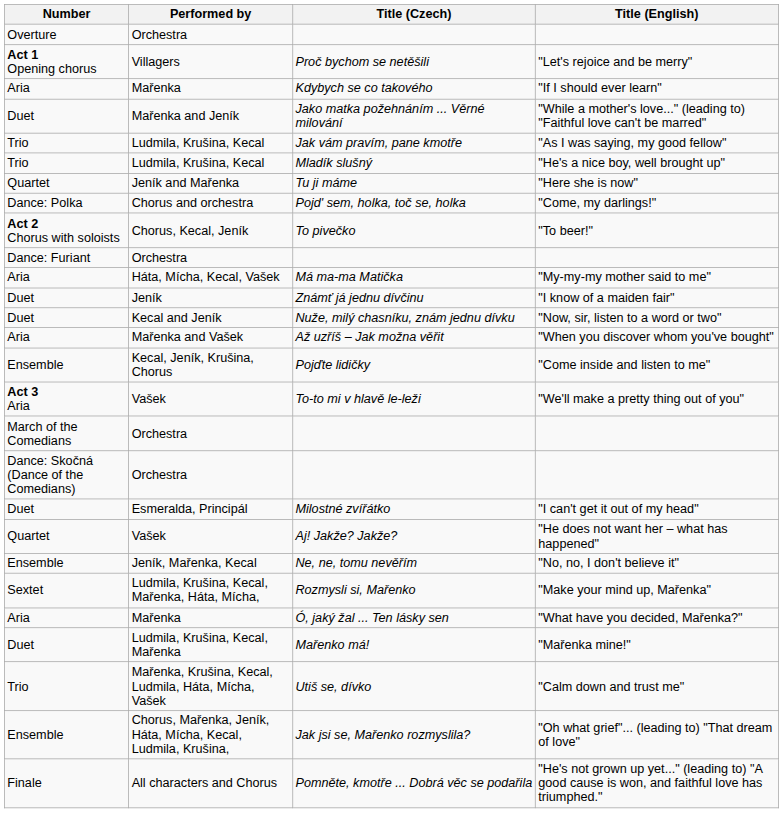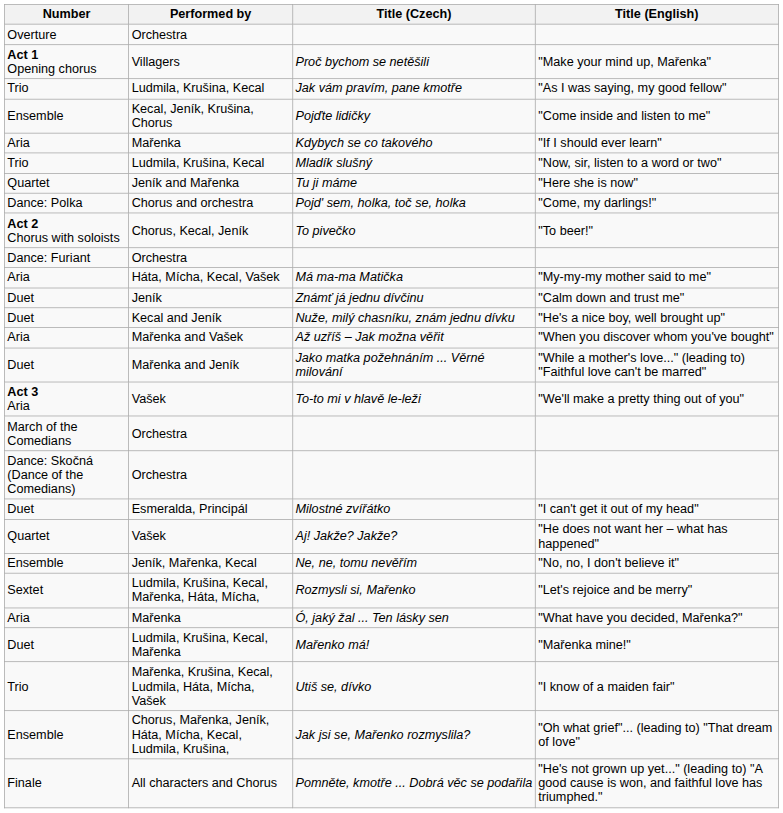(615, 61) "Let's rejoice and be merry" -> (625, 61) "Make your mind up, Mařenka"
rows swapped: (19, 88) <-> (18, 143)
rows swapped: (21, 116) <-> (35, 364)
(632, 163) "He's a nice boy, well brought up" -> (630, 163) "Now, sir, listen to a word or two"
(606, 297) "I know of a maiden fair" -> (611, 297) "Calm down and trust me"
(630, 317) "Now, sir, listen to a word or two" -> (632, 317) "He's a nice boy, well brought up"
(625, 590) "Make your mind up, Mařenka" -> (615, 590) "Let's rejoice and be merry"
(611, 686) "Calm down and trust me" -> (606, 686) "I know of a maiden fair"
